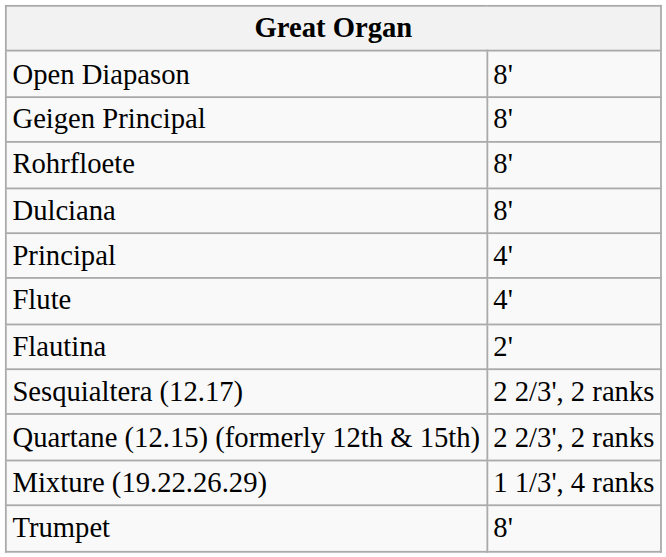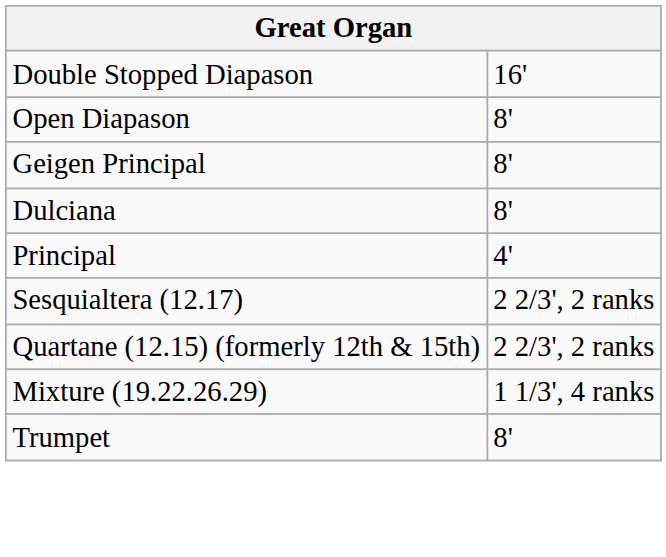+ row: (163, 73)
- row: (74, 164)
- row: (42, 300)
- row: (59, 346)
